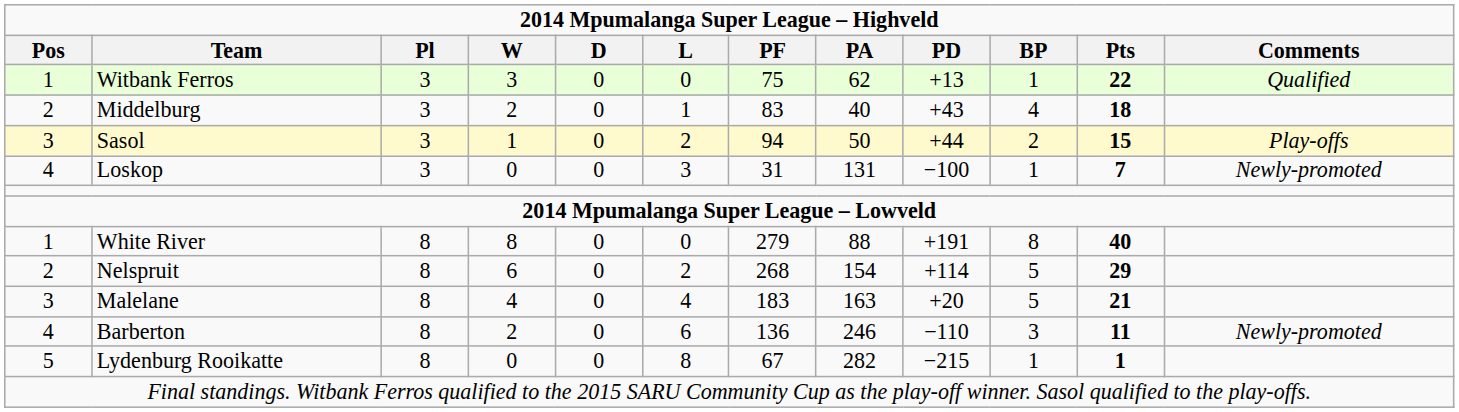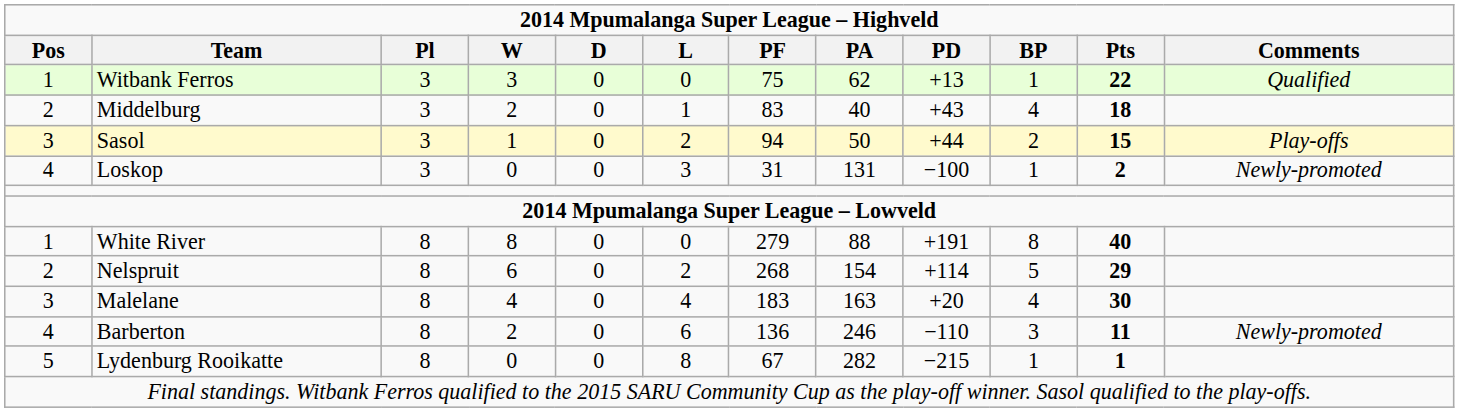(1120, 170) 7 -> (1120, 170) 2
(1033, 301) 5 -> (1033, 301) 4
(1120, 301) 21 -> (1120, 301) 30
